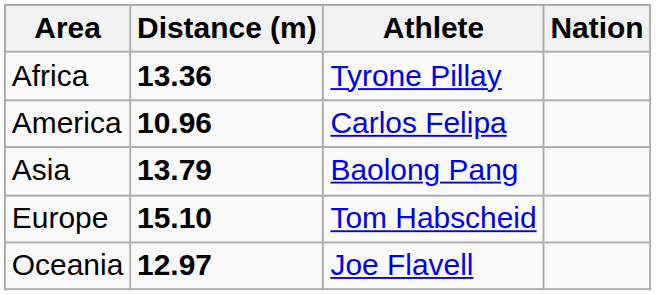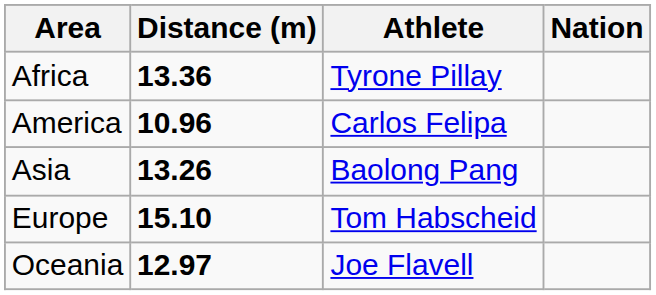(175, 170) 13.79 -> (175, 170) 13.26
